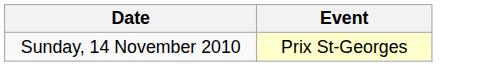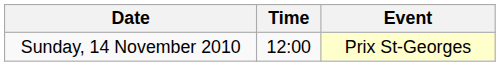+ column: (289, 18)
